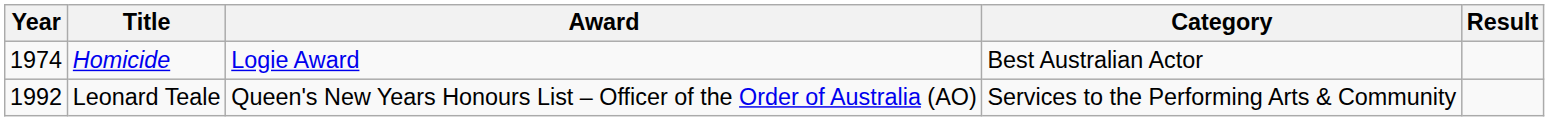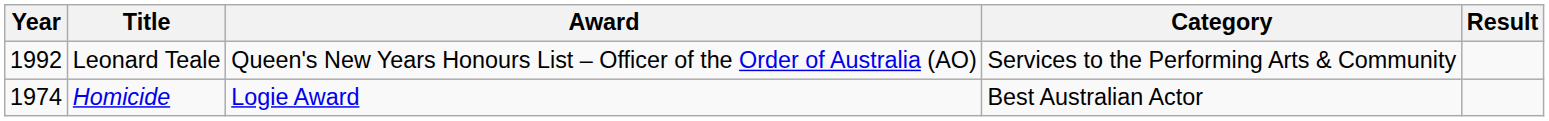rows swapped: (122, 60) <-> (147, 97)
